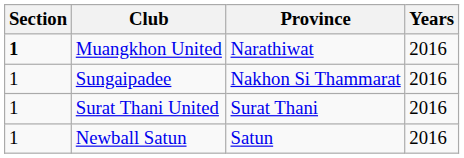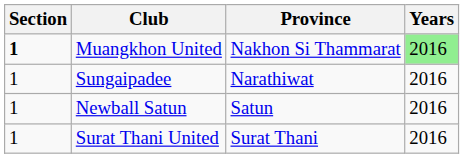(272, 49) Narathiwat -> (316, 49) Nakhon Si Thammarat
(428, 49) no background -> (428, 49) lightgreen background
(316, 78) Nakhon Si Thammarat -> (272, 78) Narathiwat
rows swapped: (147, 108) <-> (131, 138)
